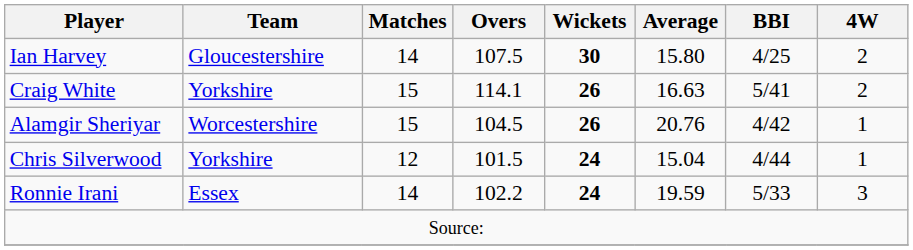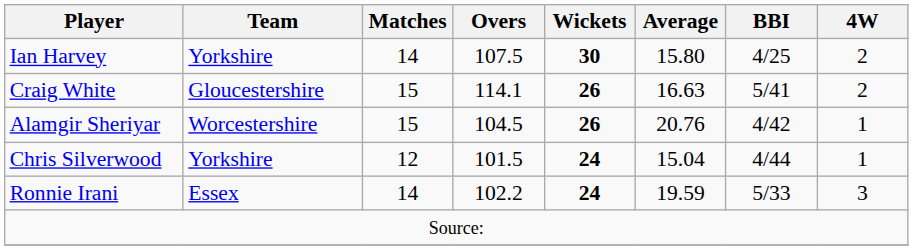(256, 55) Gloucestershire -> (230, 55) Yorkshire
(230, 90) Yorkshire -> (256, 90) Gloucestershire
